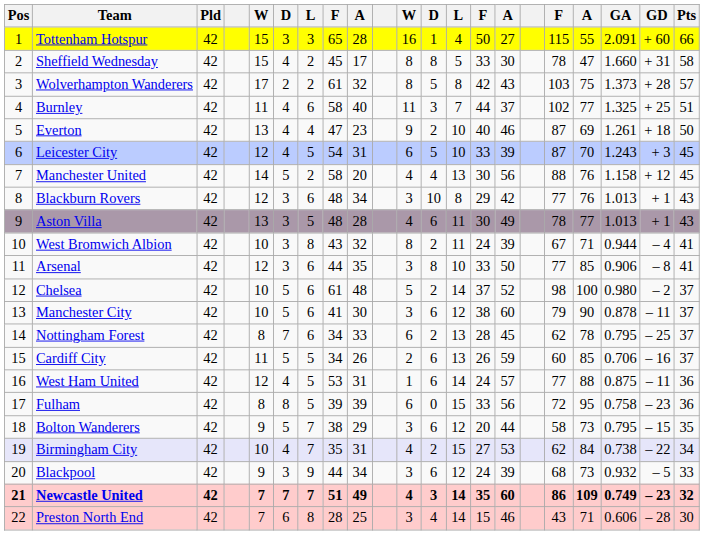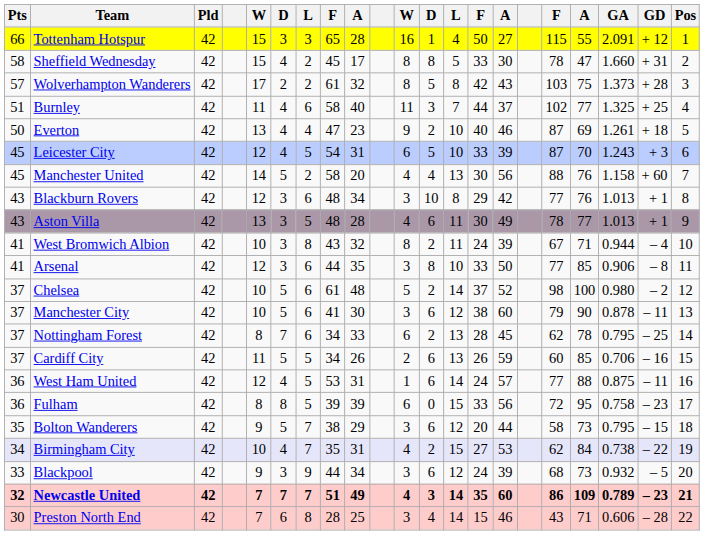columns swapped: (19, 15) <-> (687, 15)
(657, 38) + 60 -> (655, 38) + 12
(657, 175) + 12 -> (654, 175) + 60
(621, 495) 0.749 -> (618, 495) 0.789
